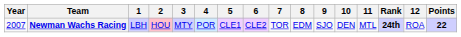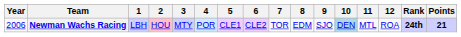columns swapped: (415, 12) <-> (391, 12)
(16, 25) 2007 -> (16, 25) 2006
(346, 25) no background -> (346, 25) lightblue background
(442, 25) 22 -> (442, 25) 21
